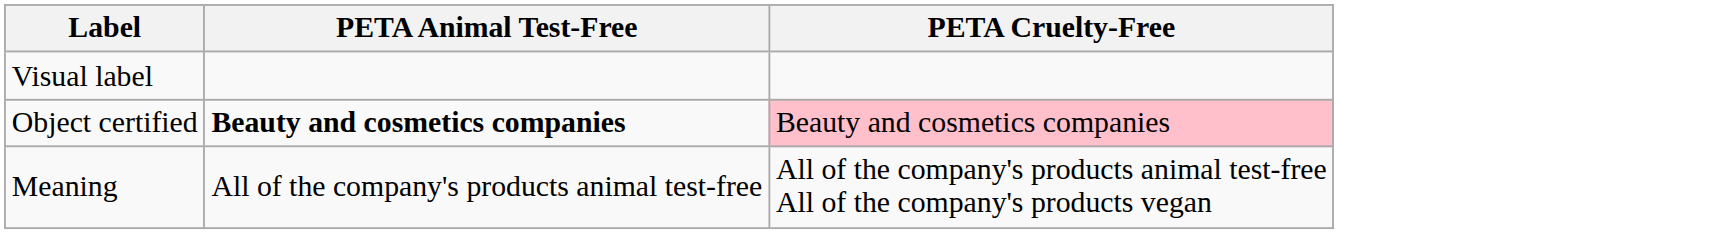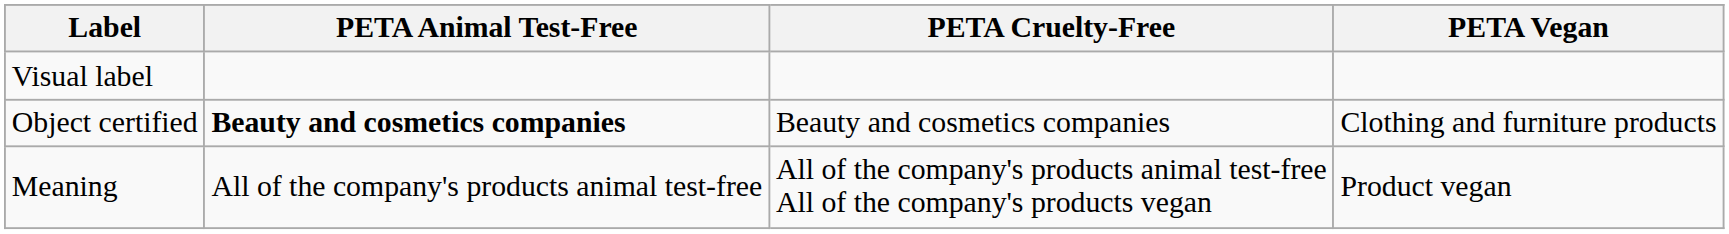+ column: (1528, 28)
(973, 122) pink background -> (973, 122) no background
